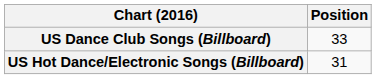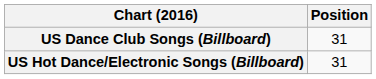(339, 39) 33 -> (339, 39) 31
